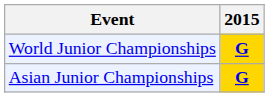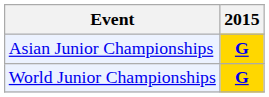rows swapped: (111, 77) <-> (112, 48)
